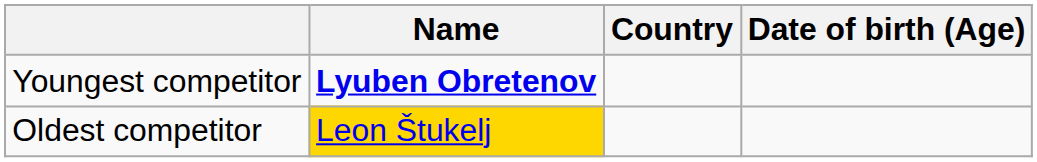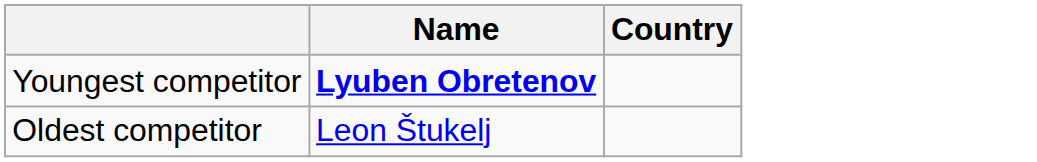- column: (886, 29)
(404, 130) gold background -> (404, 130) no background
